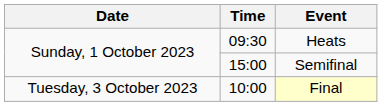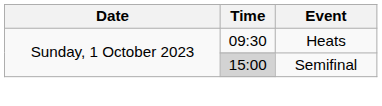(248, 64) no background -> (248, 64) lightgrey background
- row: (326, 88)
